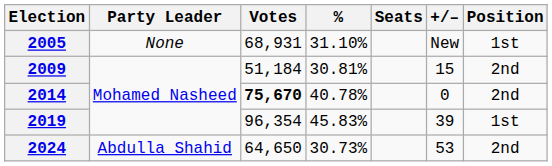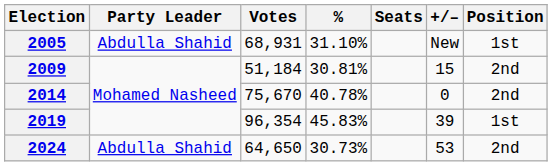(165, 44) None -> (165, 44) Abdulla Shahid
(273, 96) bold -> (273, 96) normal
